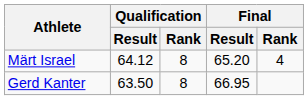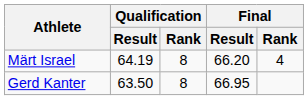(135, 61) 64.12 -> (135, 61) 64.19
(232, 61) 65.20 -> (232, 61) 66.20
